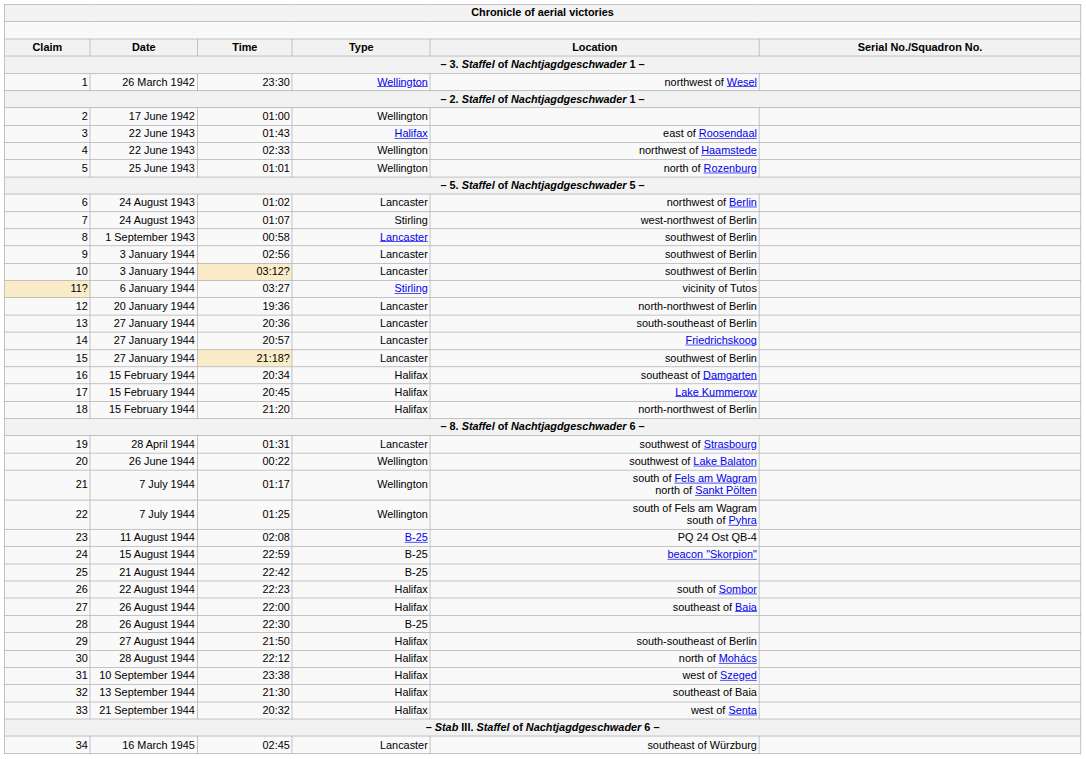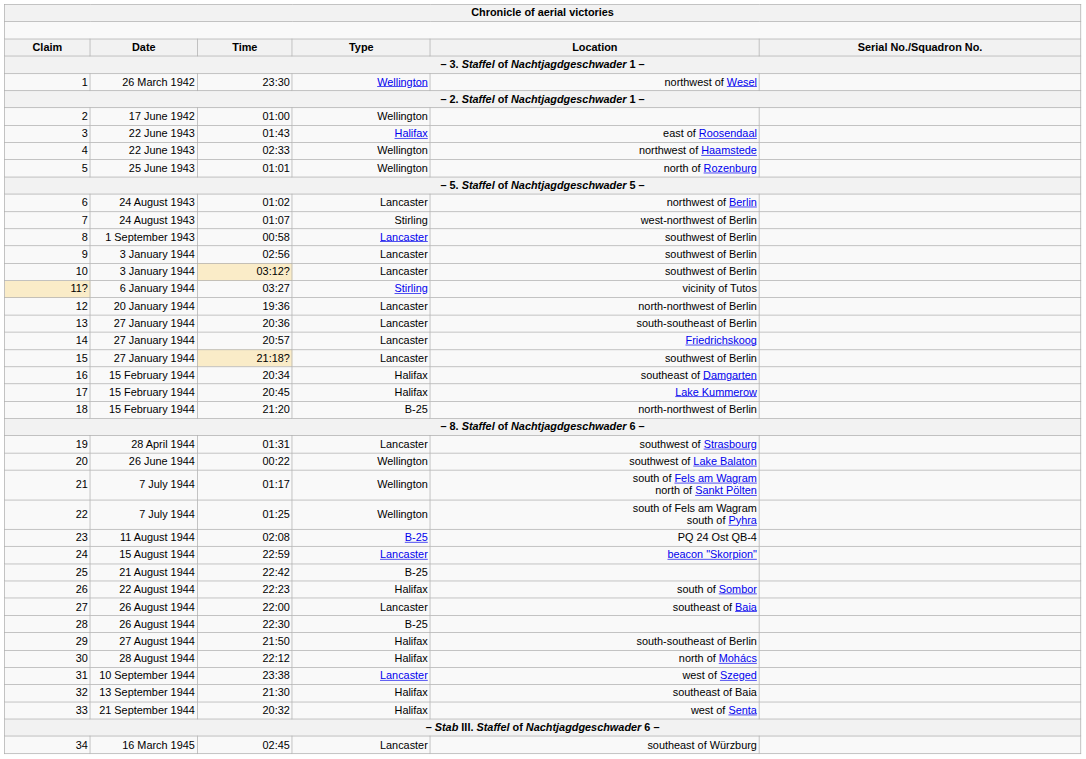(411, 409) Halifax -> (416, 409) B-25
(416, 555) B-25 -> (404, 555) Lancaster
(411, 607) Halifax -> (404, 607) Lancaster
(411, 676) Halifax -> (404, 676) Lancaster
